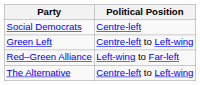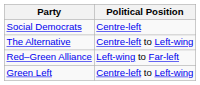rows swapped: (29, 42) <-> (39, 73)
